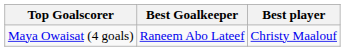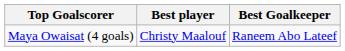columns swapped: (294, 14) <-> (192, 14)
